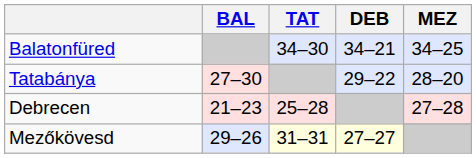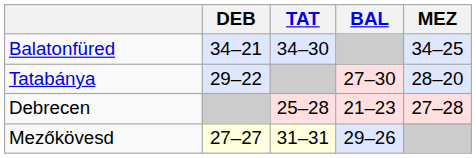columns swapped: (236, 19) <-> (369, 19)
